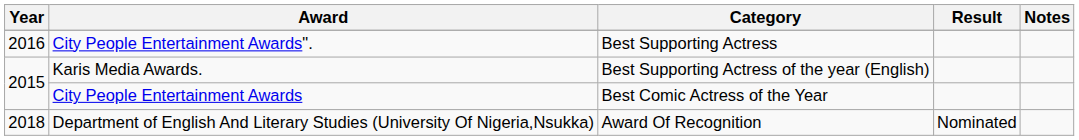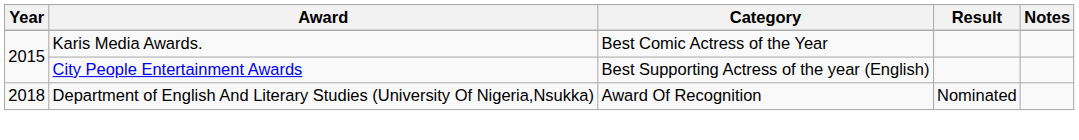- row: (183, 43)
(765, 69) Best Supporting Actress of the year (English) -> (715, 43) Best Comic Actress of the Year
(715, 95) Best Comic Actress of the Year -> (765, 69) Best Supporting Actress of the year (English)
